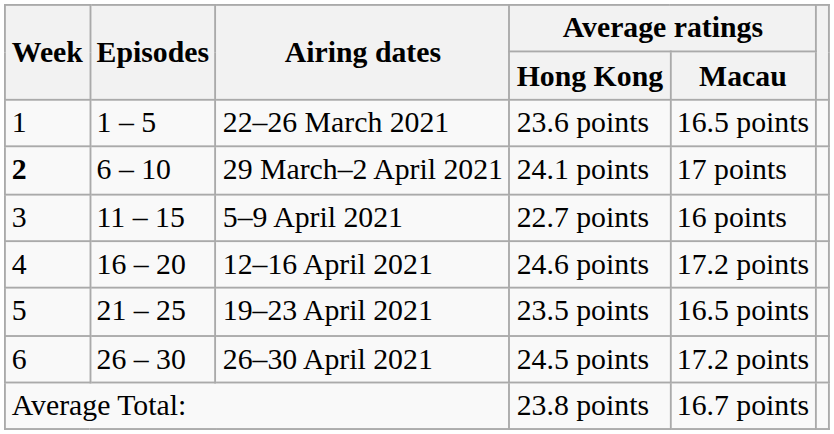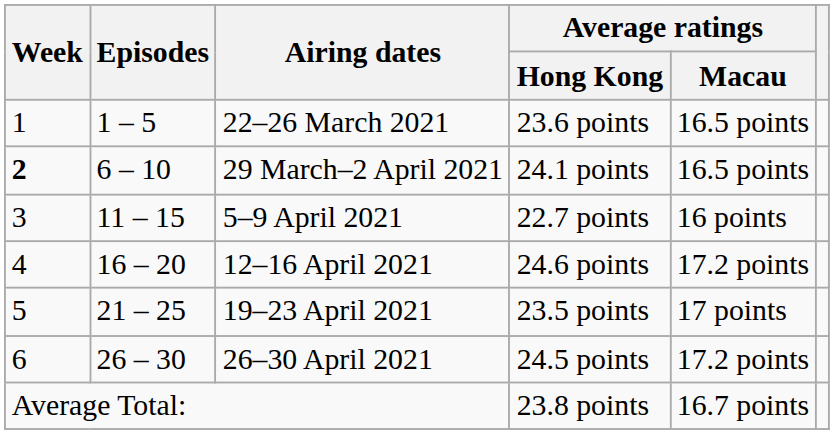(732, 169) 17 points -> (743, 169) 16.5 points
(743, 311) 16.5 points -> (732, 311) 17 points
